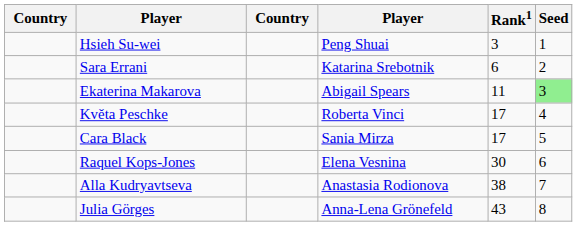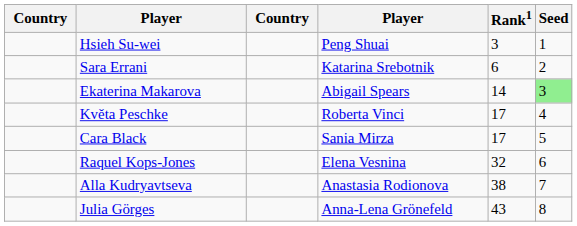(498, 91) 11 -> (498, 91) 14
(498, 161) 30 -> (498, 161) 32
